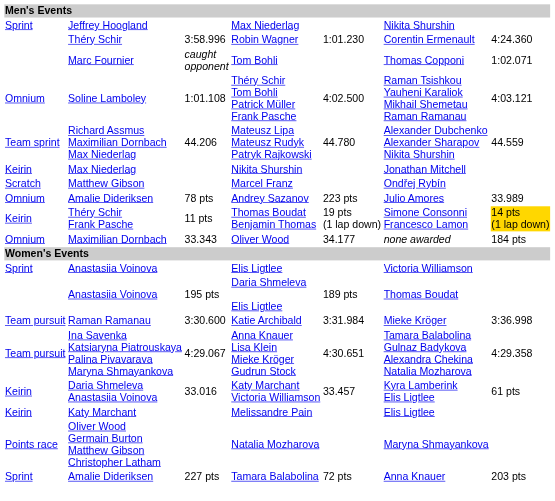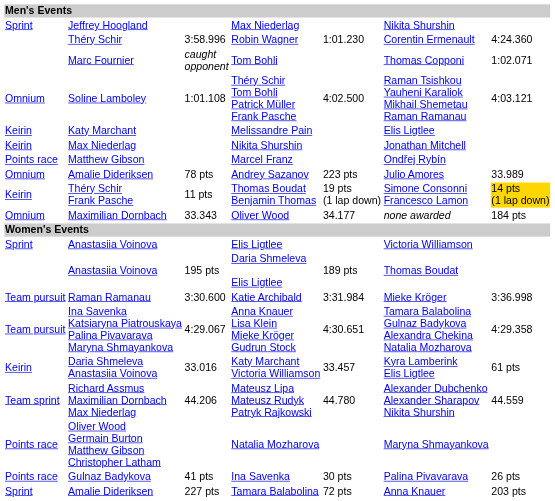rows swapped: (271, 143) <-> (272, 412)
(23, 184) Scratch -> (31, 160) Points race
+ row: (261, 477)
